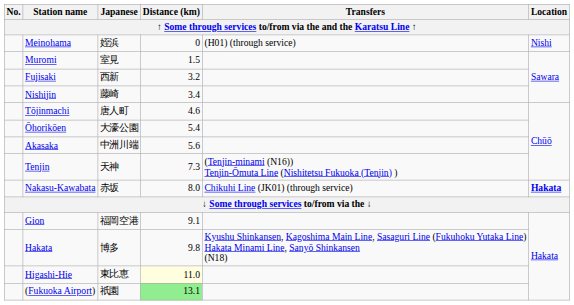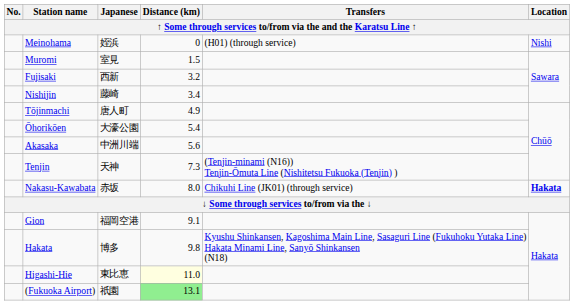(194, 111) 4.6 -> (194, 111) 4.9
